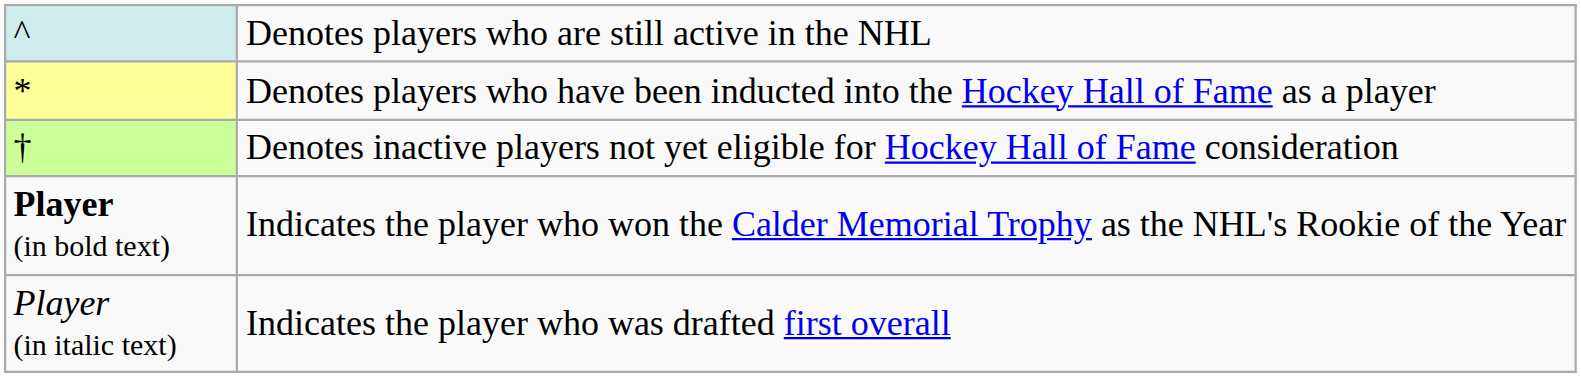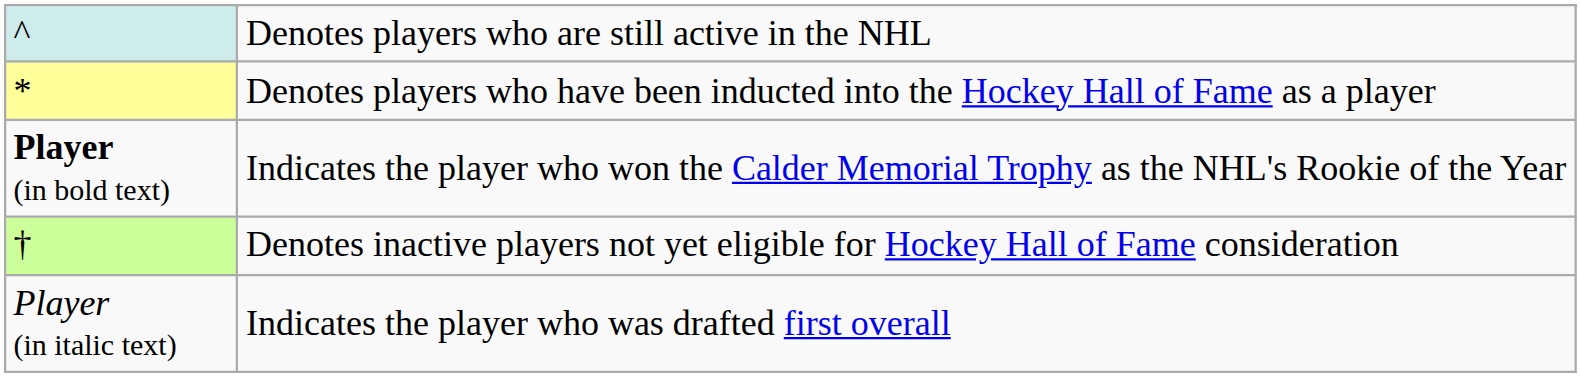rows swapped: (22, 147) <-> (92, 224)
